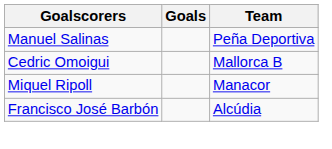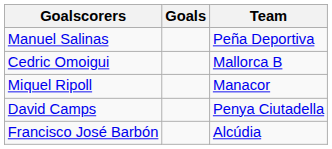+ row: (52, 109)
